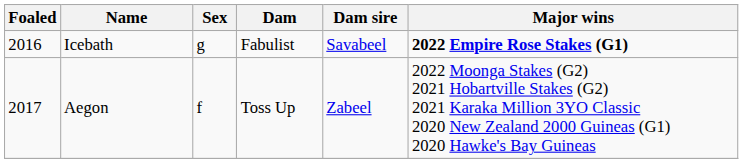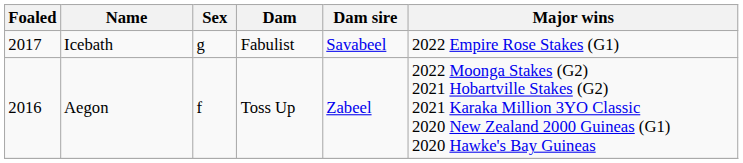(25, 44) 2016 -> (25, 44) 2017
(520, 44) bold -> (516, 44) normal
(25, 107) 2017 -> (25, 107) 2016
